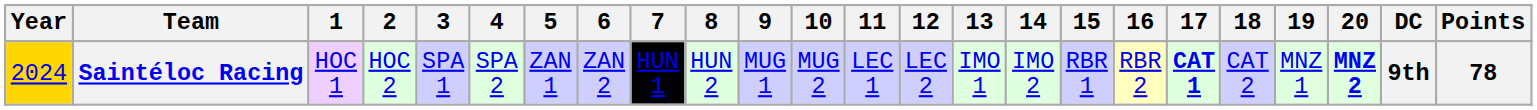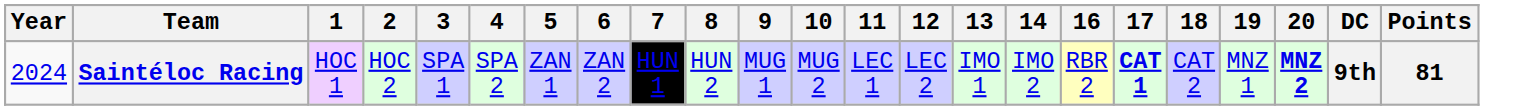- column: (1087, 24)
(39, 73) gold background -> (39, 73) no background
(1483, 73) 78 -> (1430, 73) 81
